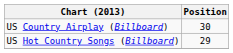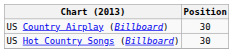(205, 41) 29 -> (205, 41) 30
